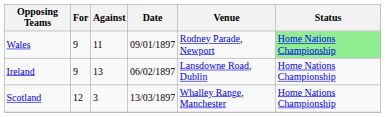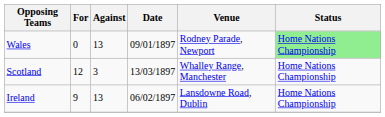(75, 44) 9 -> (75, 44) 0
(98, 44) 11 -> (98, 44) 13
rows swapped: (21, 71) <-> (24, 98)
